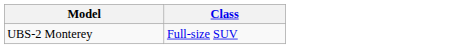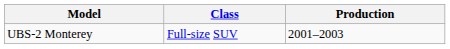+ column: (365, 14)
